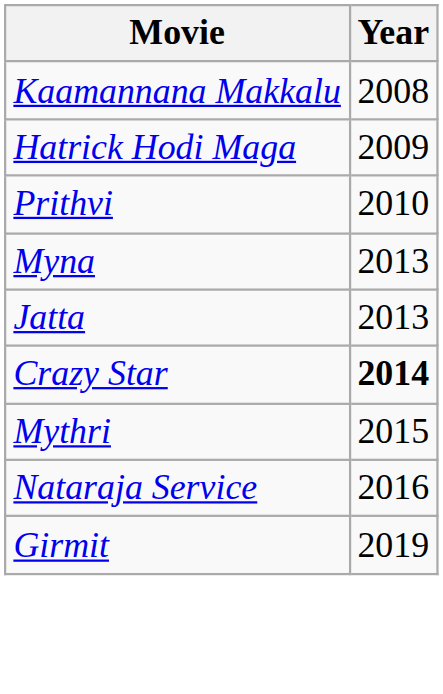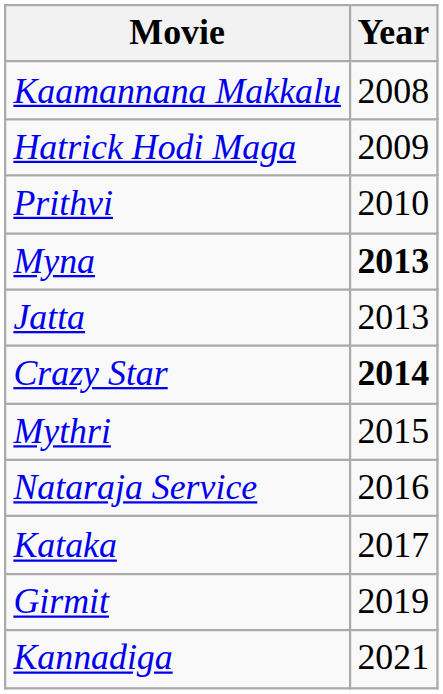(393, 260) normal -> (393, 260) bold
+ row: (65, 544)
+ row: (93, 658)
